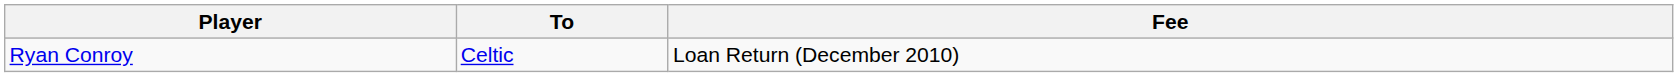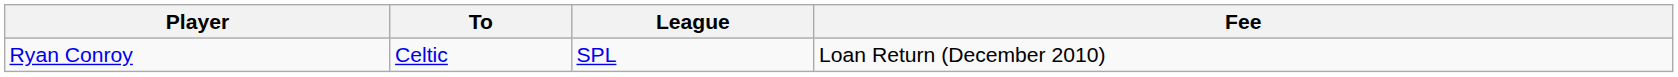+ column: (693, 22)
